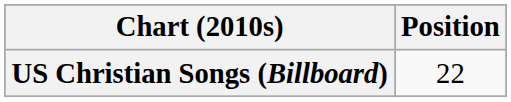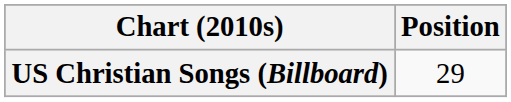(450, 72) 22 -> (450, 72) 29
